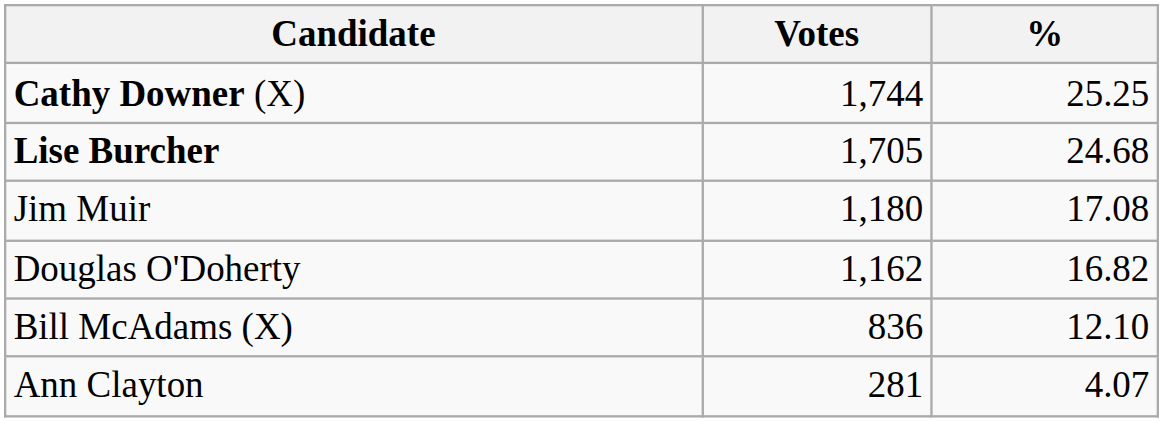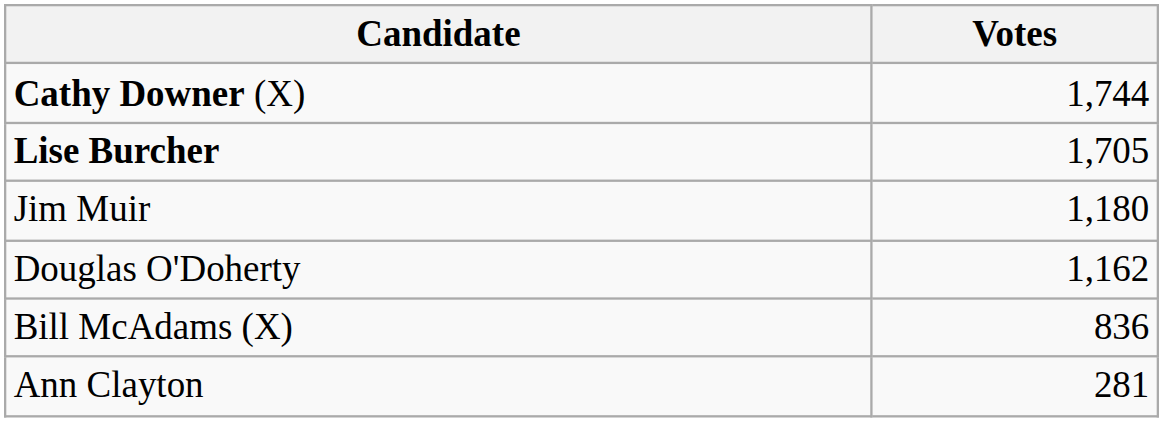- column: (1045, 33)
